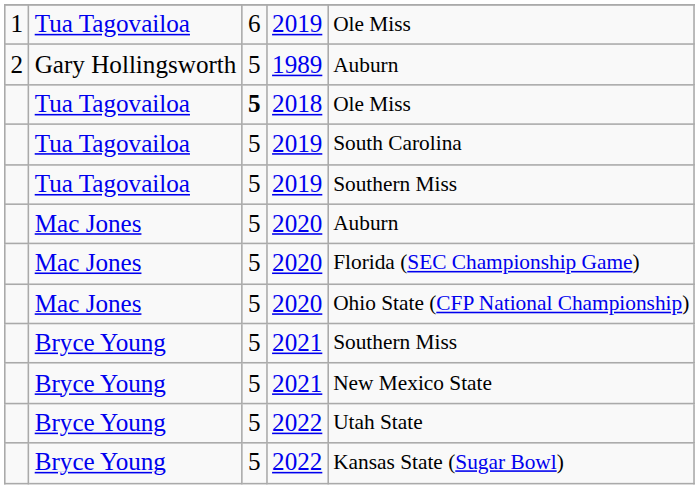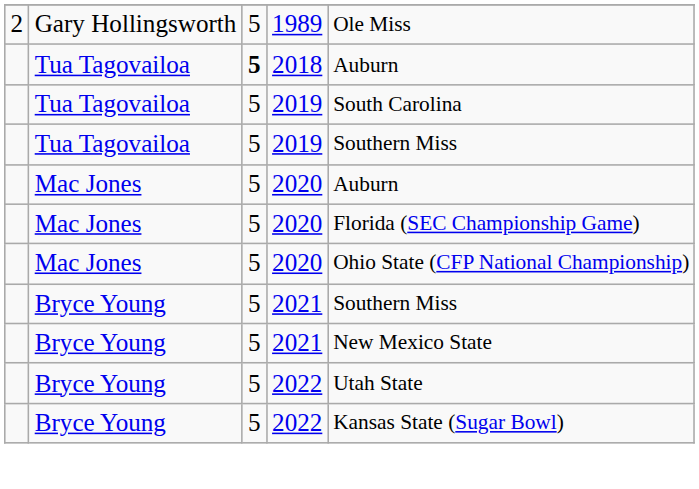- row: (17, 24)
(366, 64) Auburn -> (372, 24) Ole Miss
(372, 104) Ole Miss -> (366, 64) Auburn
